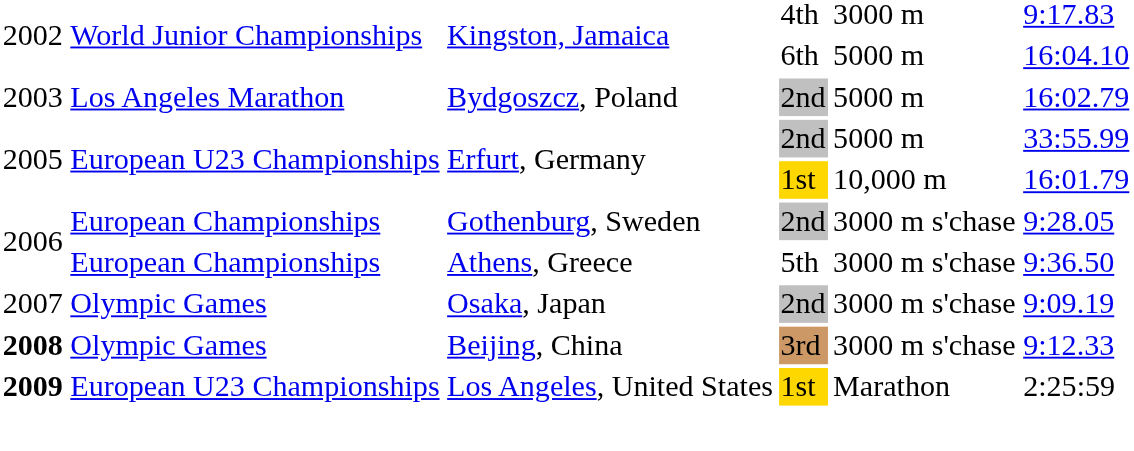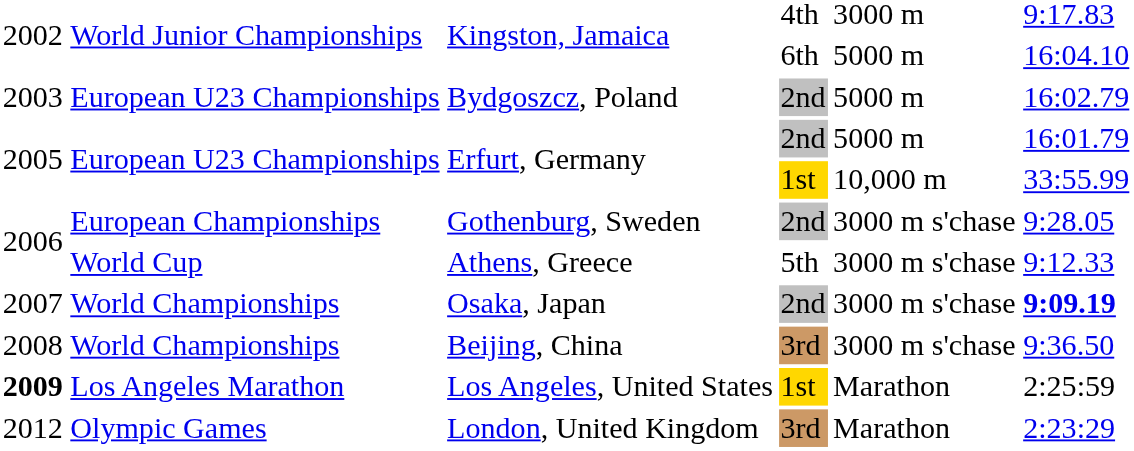(207, 96) Los Angeles Marathon -> (255, 96) European U23 Championships
(1076, 138) 33:55.99 -> (1076, 138) 16:01.79
(1076, 179) 16:01.79 -> (1076, 179) 33:55.99
(225, 262) European Championships -> (136, 262) World Cup
(1069, 262) 9:36.50 -> (1069, 262) 9:12.33
(168, 303) Olympic Games -> (205, 303) World Championships
(1069, 303) normal -> (1070, 303) bold
(33, 344) bold -> (33, 344) normal
(168, 344) Olympic Games -> (205, 344) World Championships
(1069, 344) 9:12.33 -> (1069, 344) 9:36.50
(255, 386) European U23 Championships -> (207, 386) Los Angeles Marathon
+ row: (603, 427)
